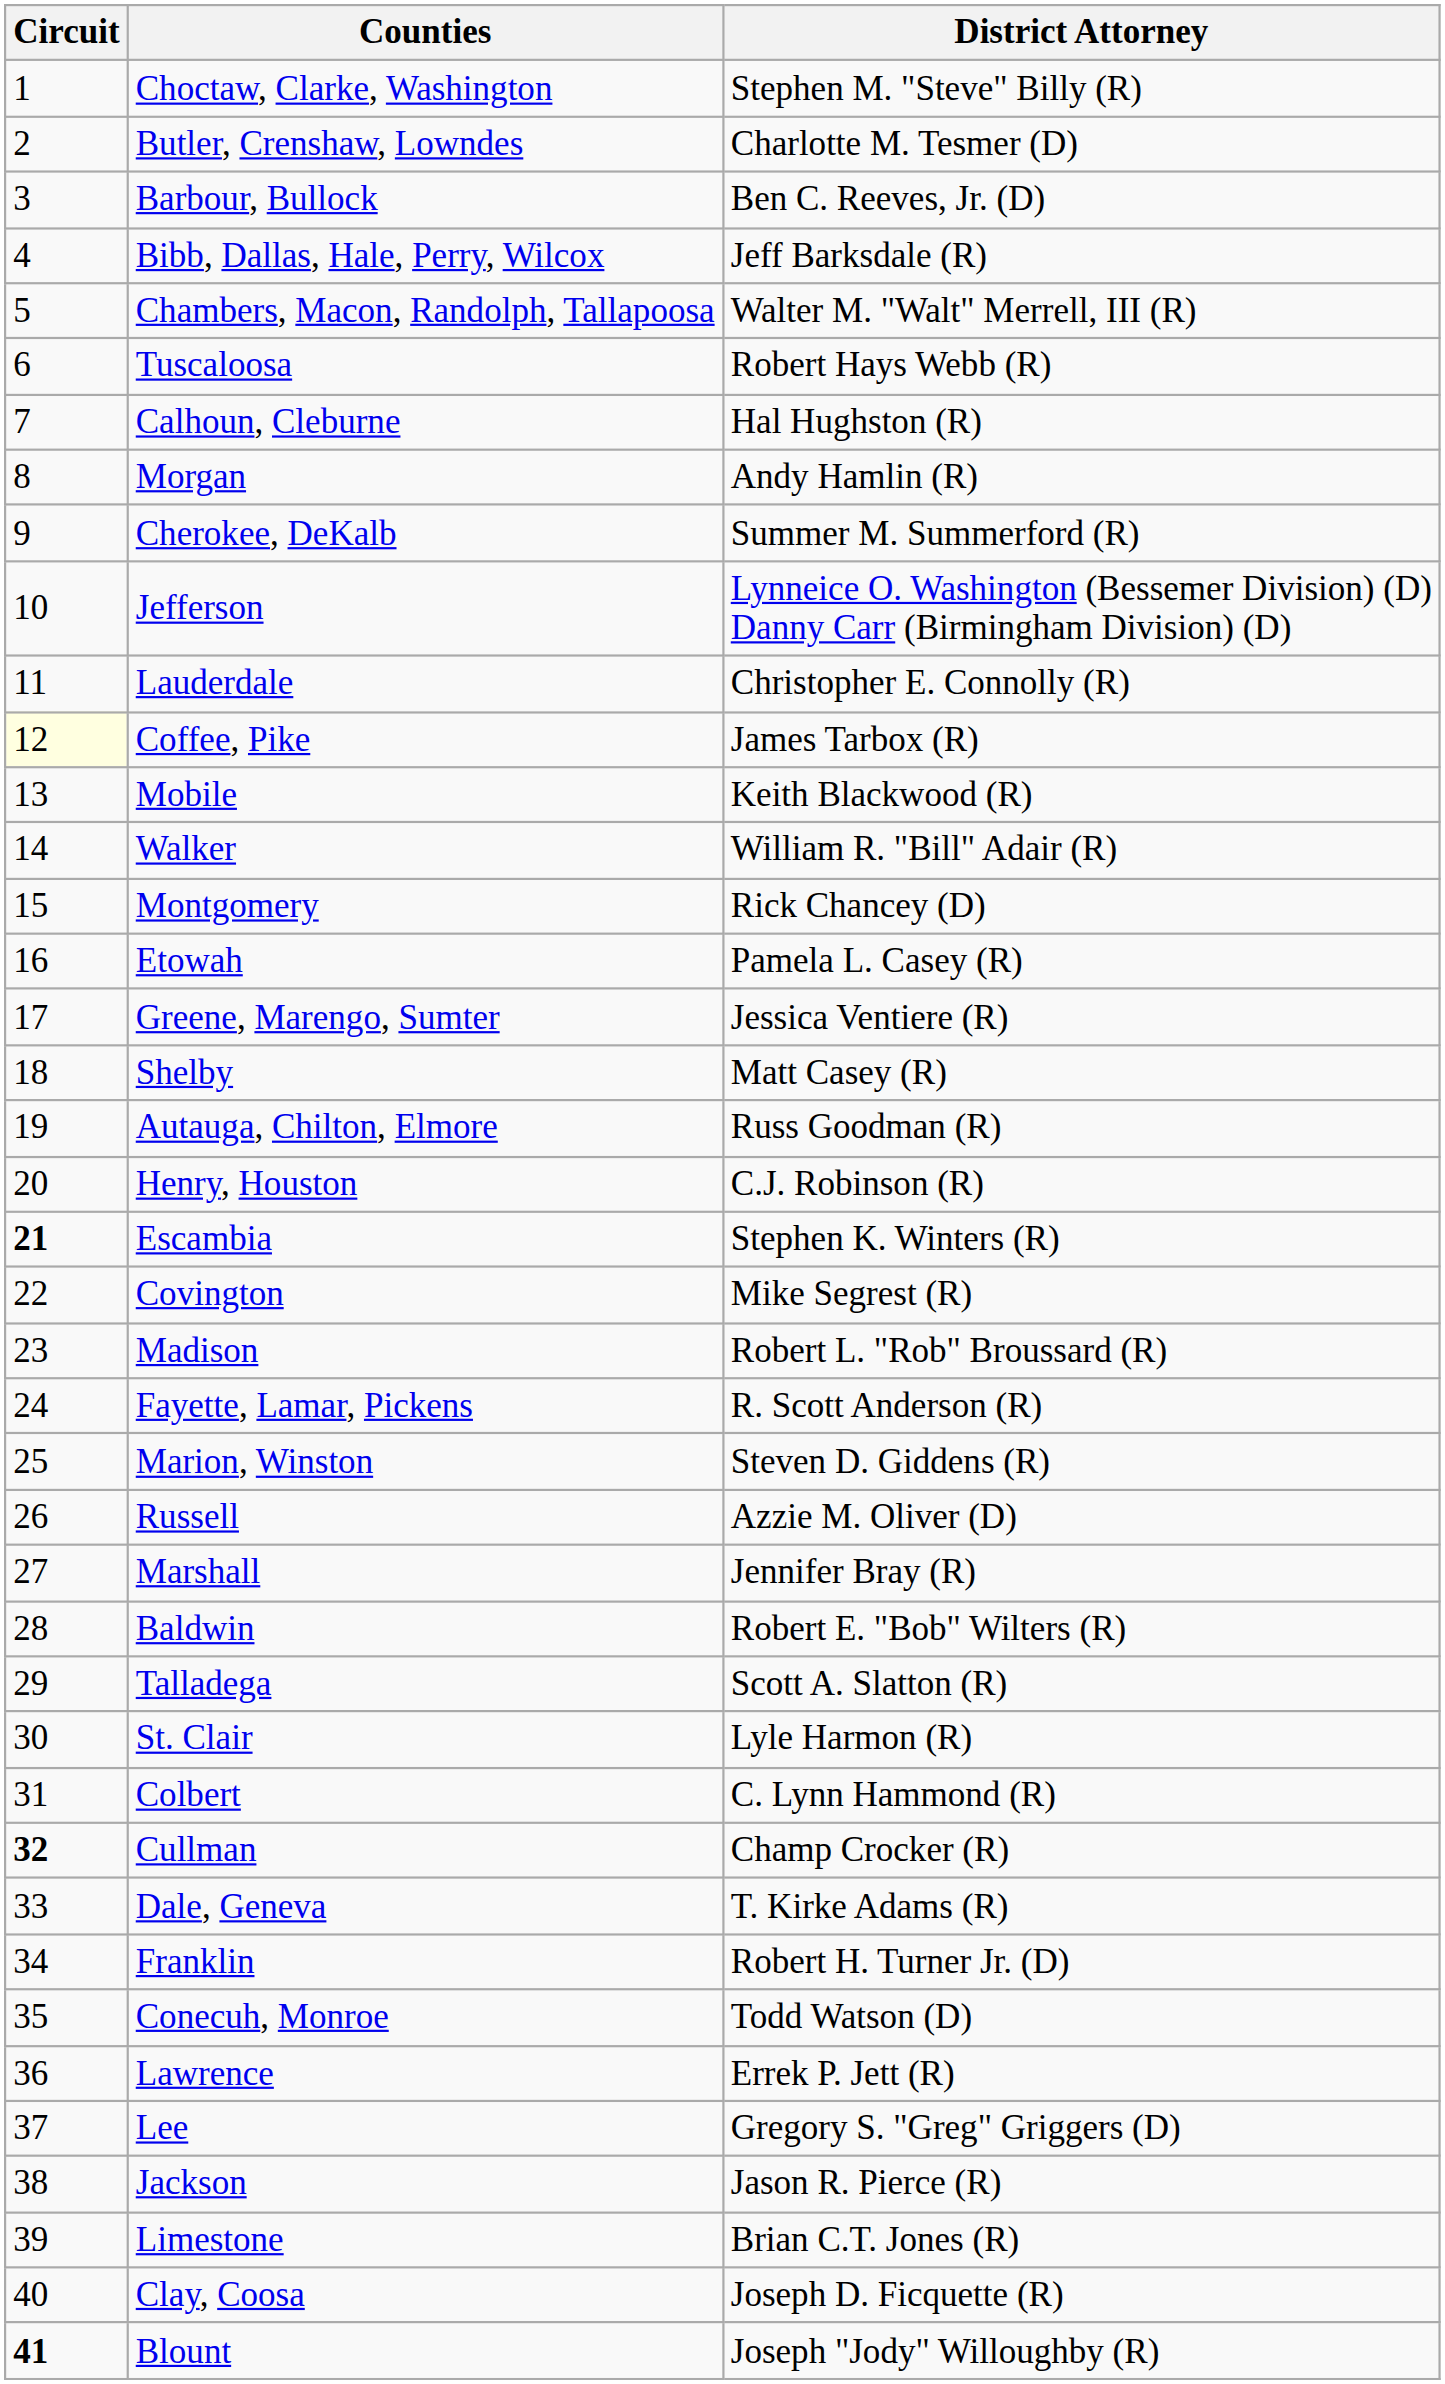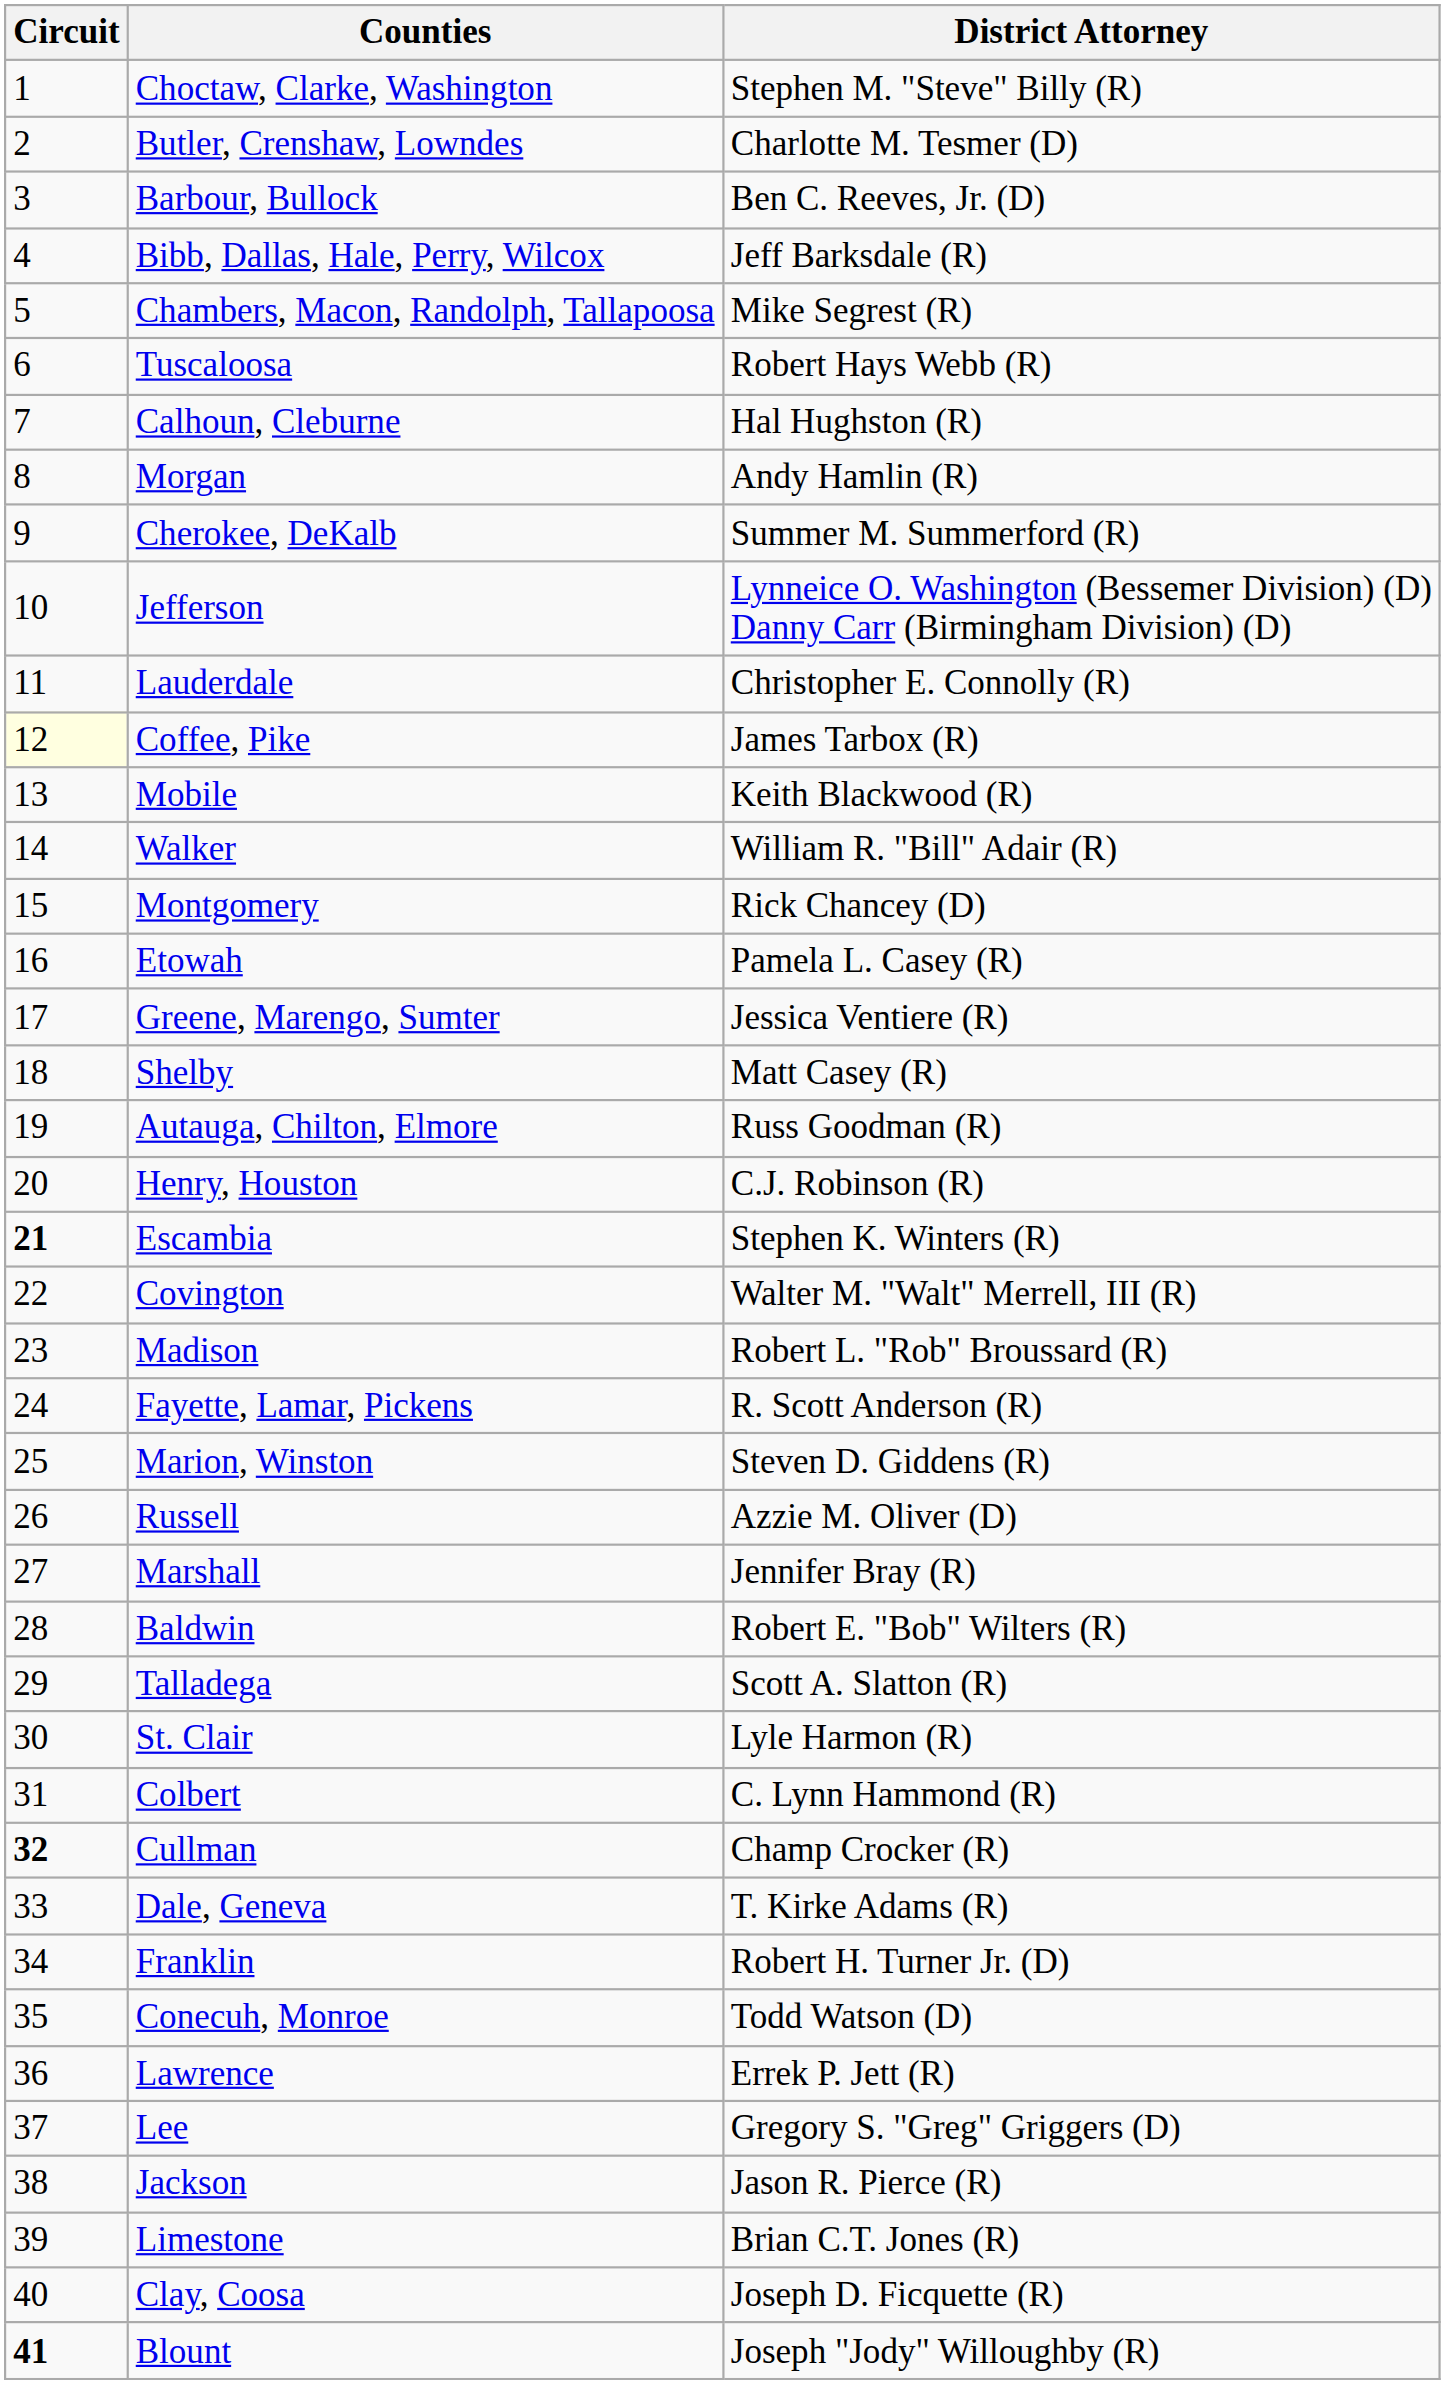(964, 310) Walter M. "Walt" Merrell, III (R) -> (851, 310) Mike Segrest (R)
(851, 1294) Mike Segrest (R) -> (964, 1294) Walter M. "Walt" Merrell, III (R)
